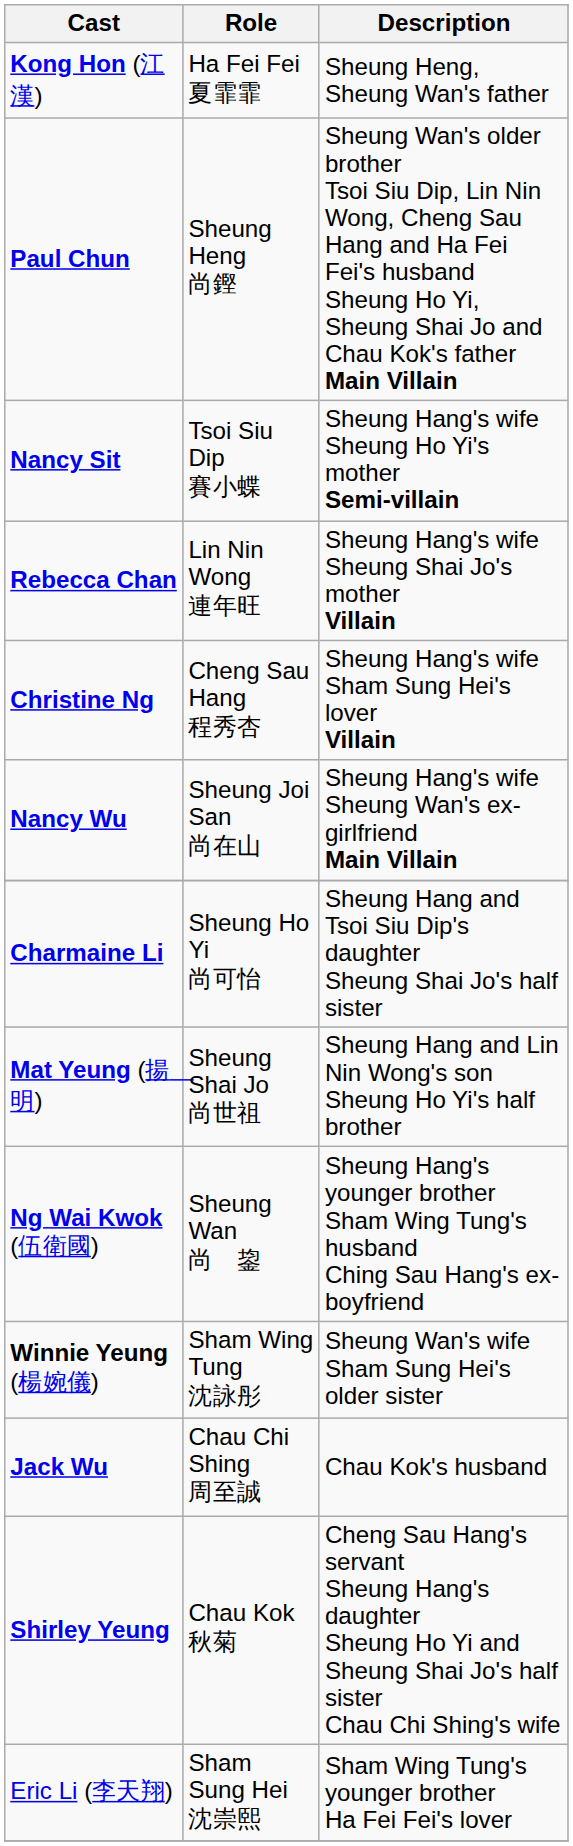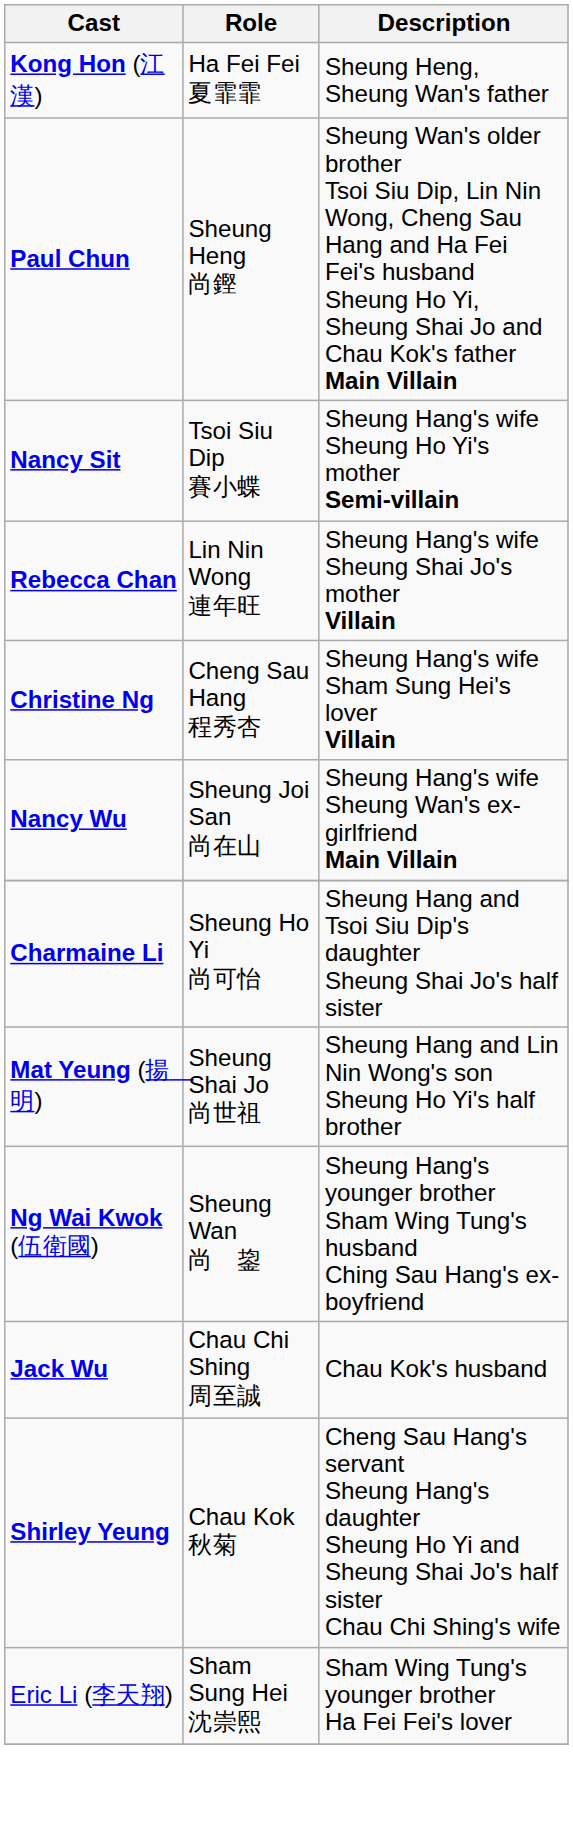- row: (89, 1367)
